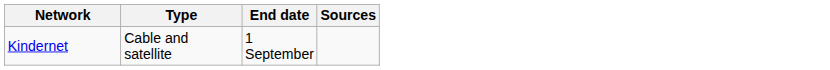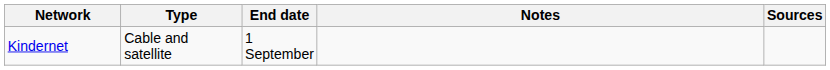+ column: (540, 15)
